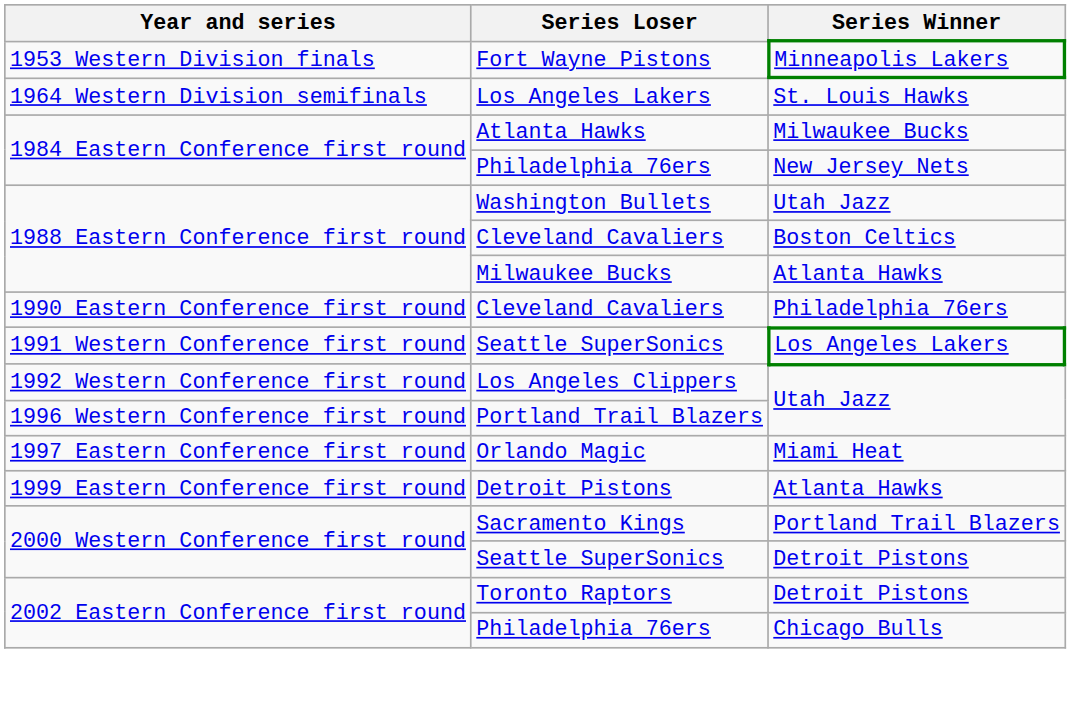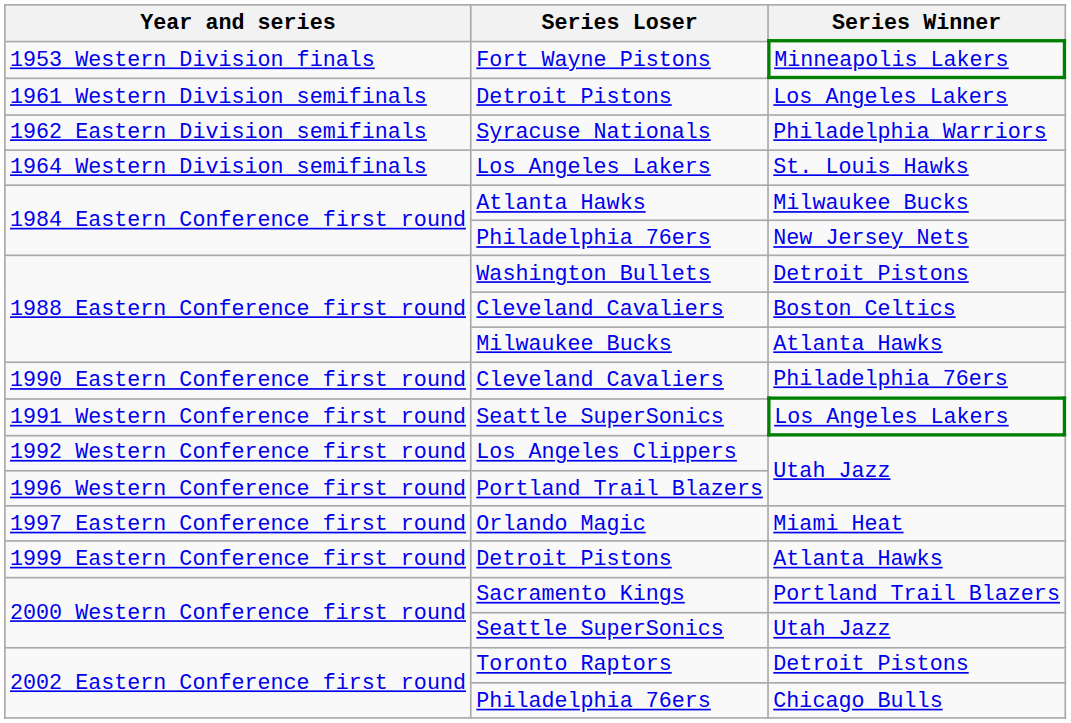+ row: (218, 96)
+ row: (218, 132)
(832, 203) Utah Jazz -> (871, 274) Detroit Pistons
(871, 559) Detroit Pistons -> (832, 630) Utah Jazz
